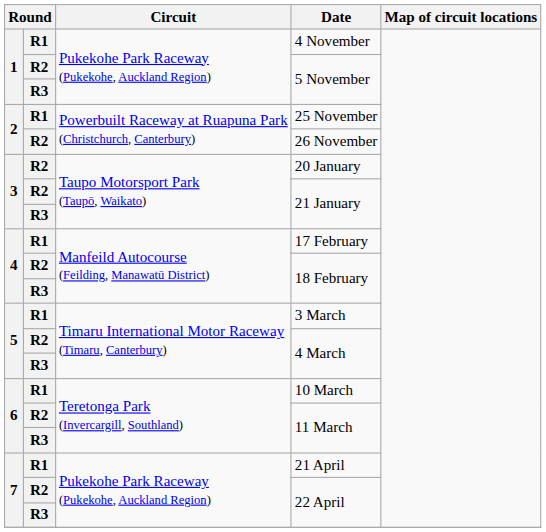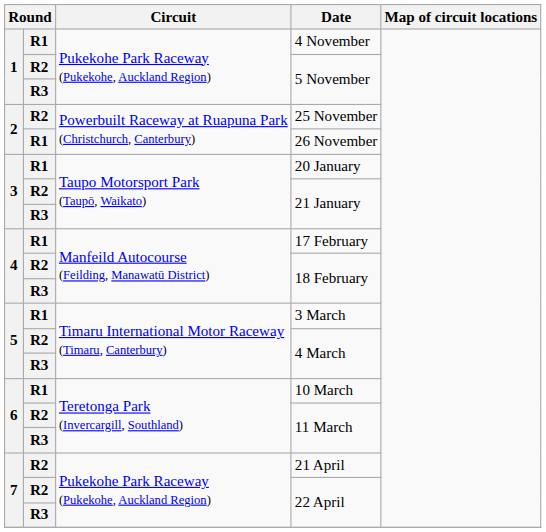(39, 116) R1 -> (39, 116) R2
(39, 141) R2 -> (39, 141) R1
(39, 165) R2 -> (39, 165) R1
(39, 464) R1 -> (39, 464) R2
